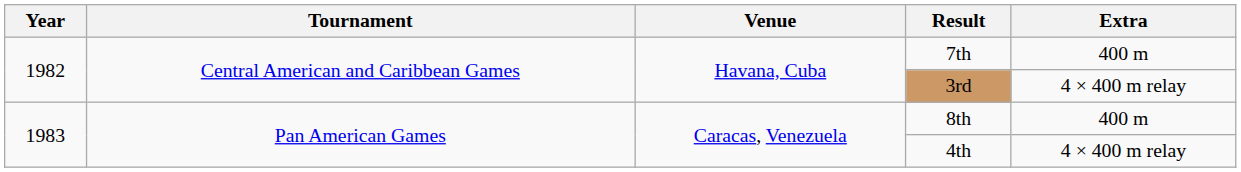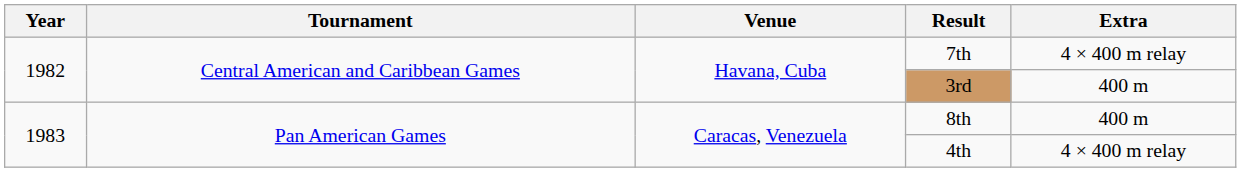(1123, 53) 400 m -> (1123, 53) 4 × 400 m relay
(1123, 86) 4 × 400 m relay -> (1123, 86) 400 m
